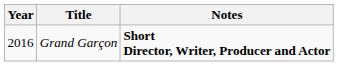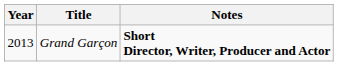(21, 43) 2016 -> (21, 43) 2013
